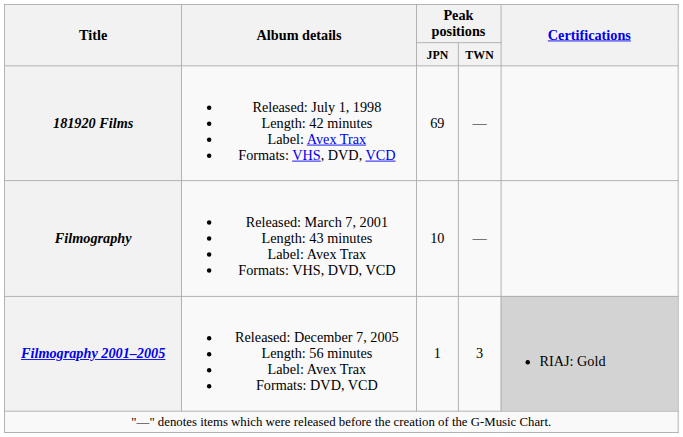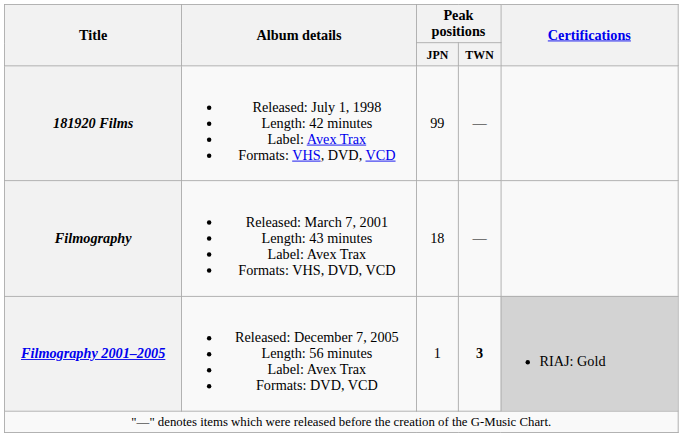(437, 123) 69 -> (437, 123) 99
(437, 238) 10 -> (437, 238) 18
(480, 353) normal -> (480, 353) bold
